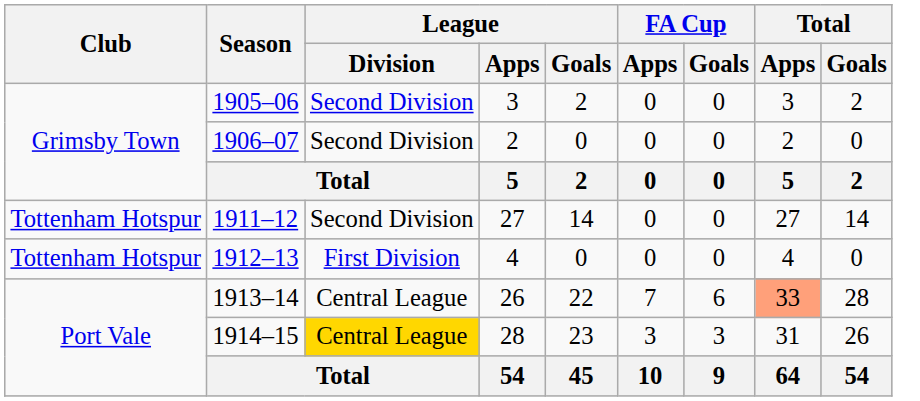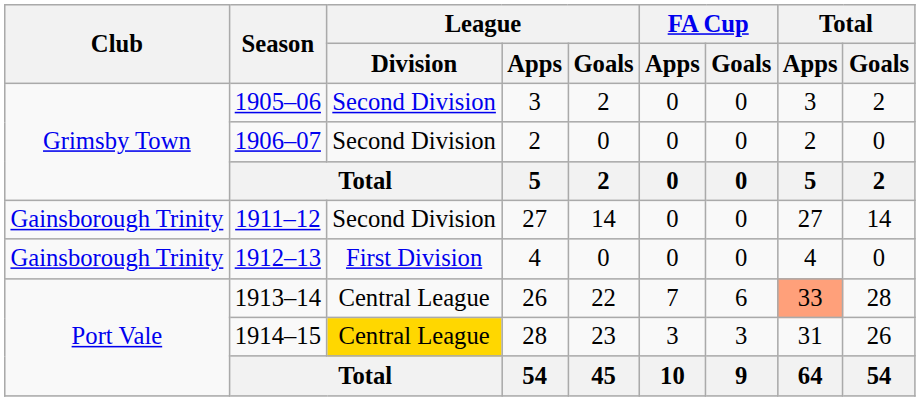(106, 219) Tottenham Hotspur -> (117, 219) Gainsborough Trinity
(106, 258) Tottenham Hotspur -> (117, 258) Gainsborough Trinity
